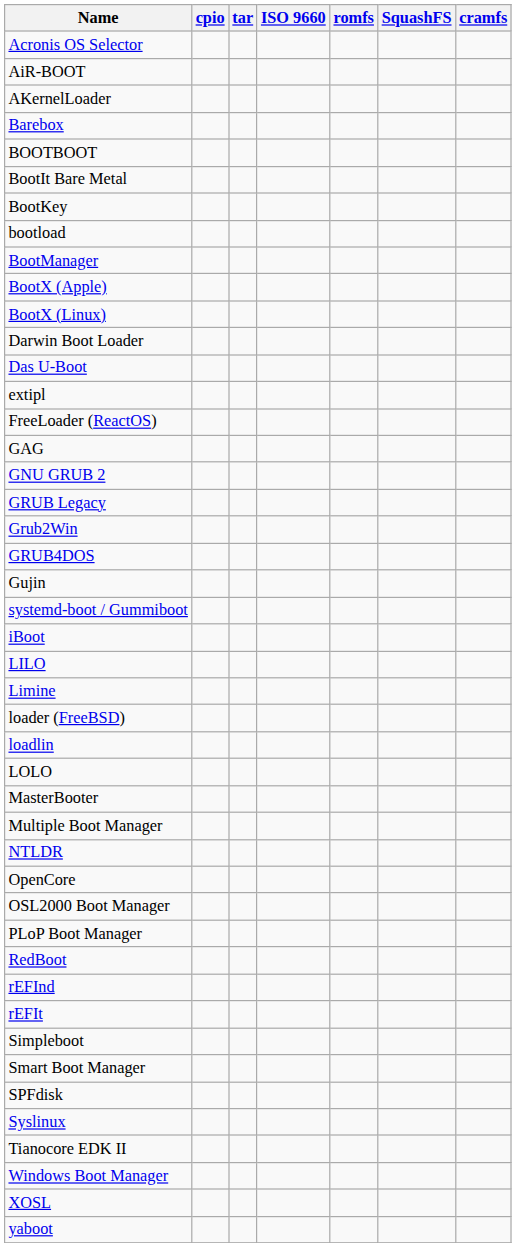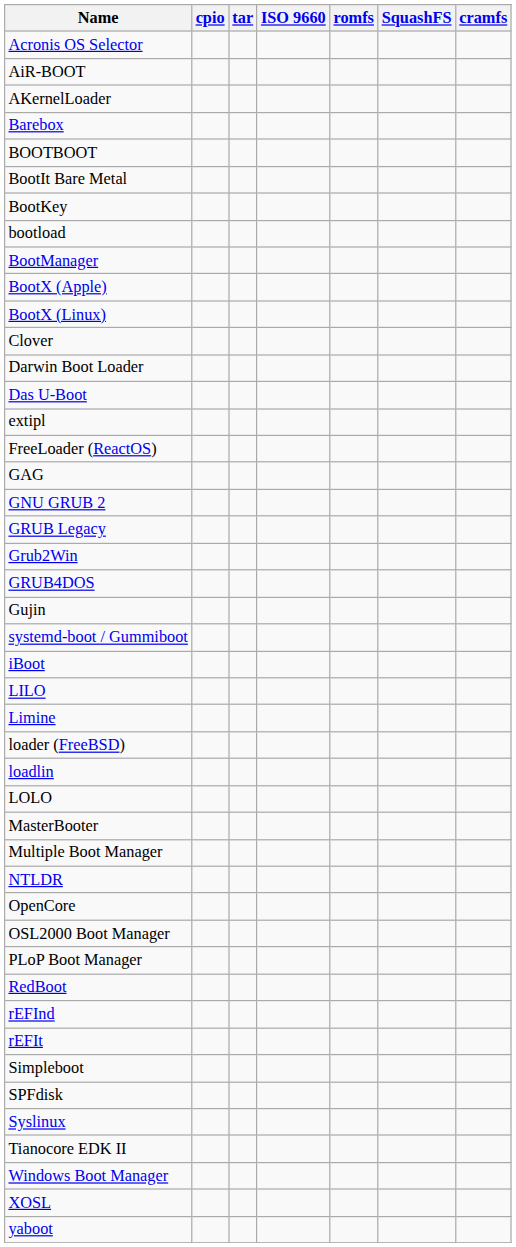+ row: (31, 340)
- row: (77, 1067)
